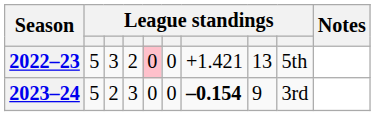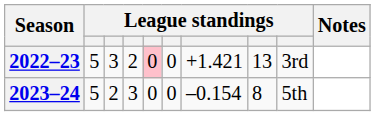(294, 61) 5th -> (295, 61) 3rd
(214, 93) bold -> (214, 93) normal
(257, 93) 9 -> (257, 93) 8
(295, 93) 3rd -> (294, 93) 5th
